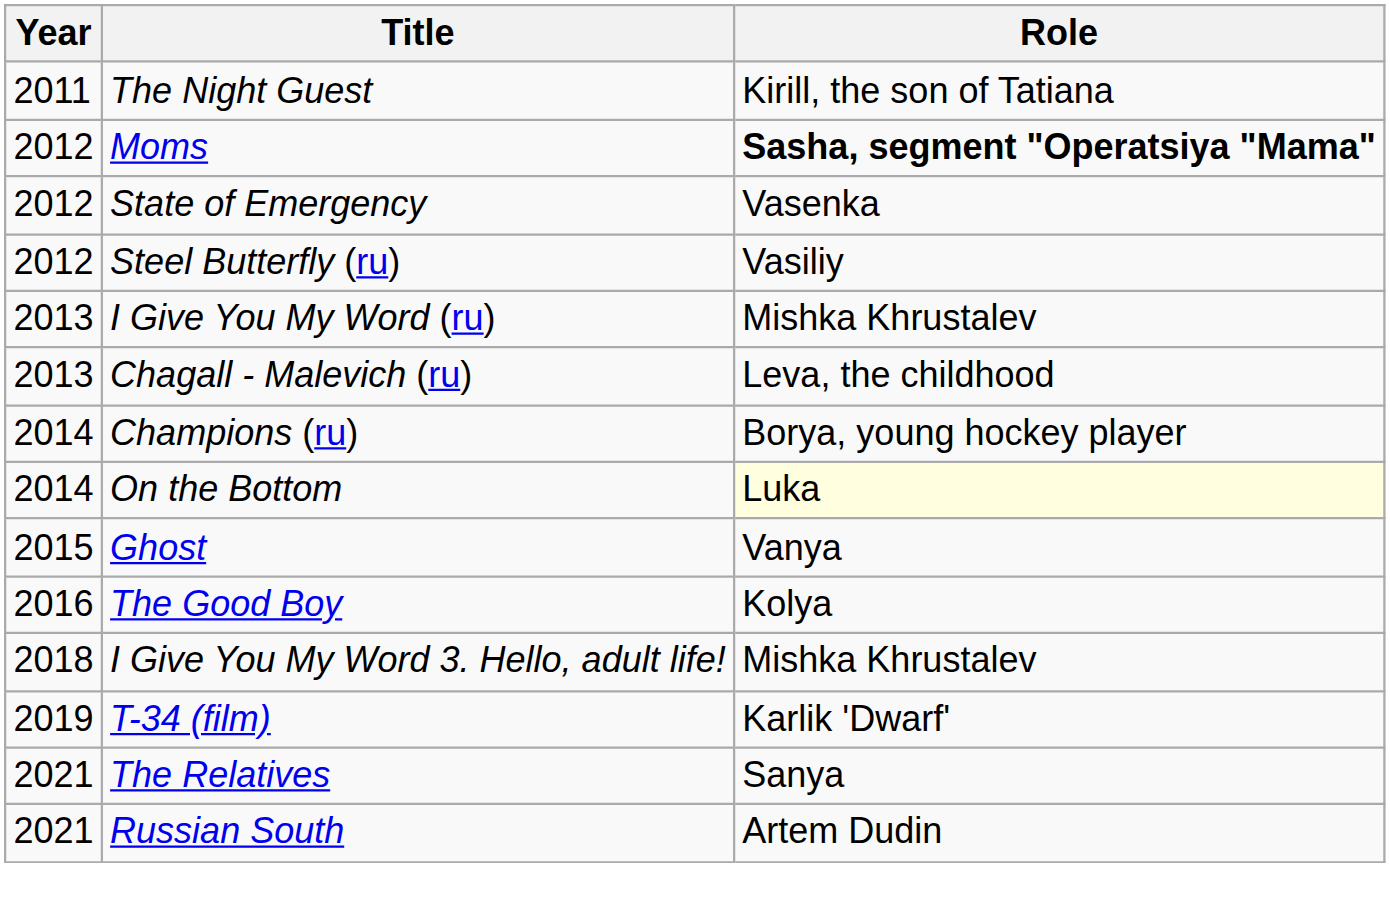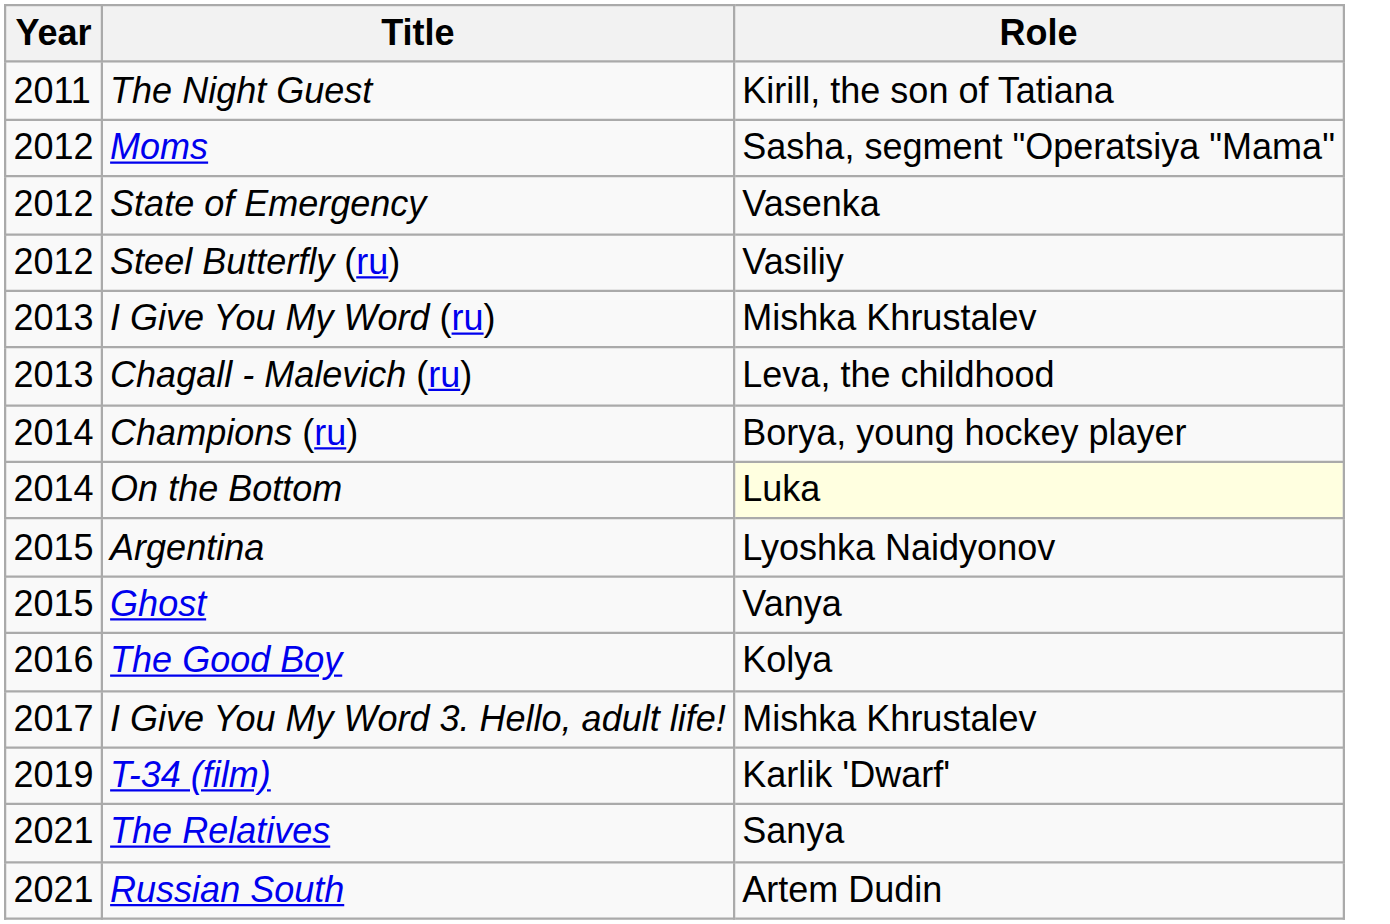(1059, 147) bold -> (1039, 147) normal
+ row: (187, 546)
(53, 661) 2018 -> (53, 718) 2017
